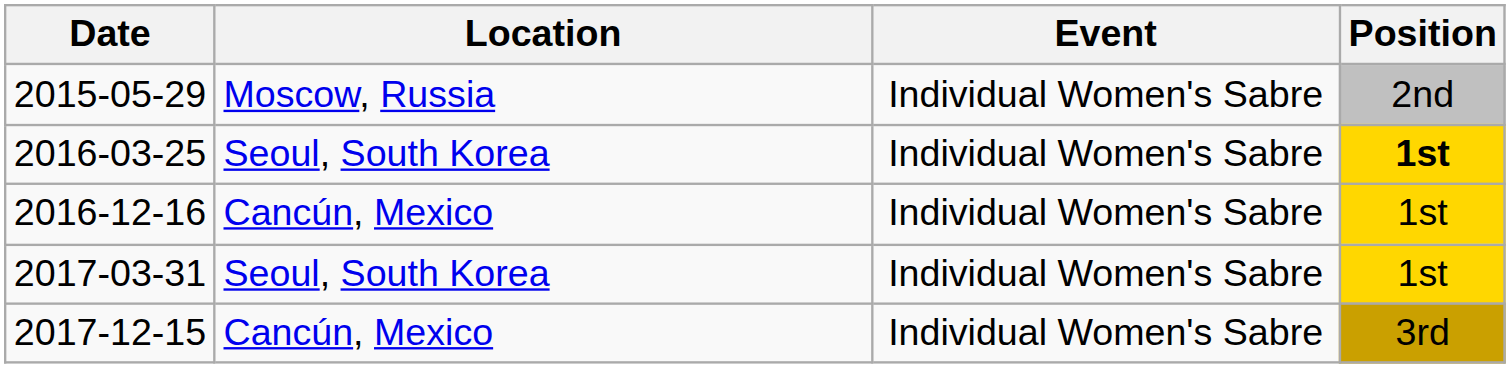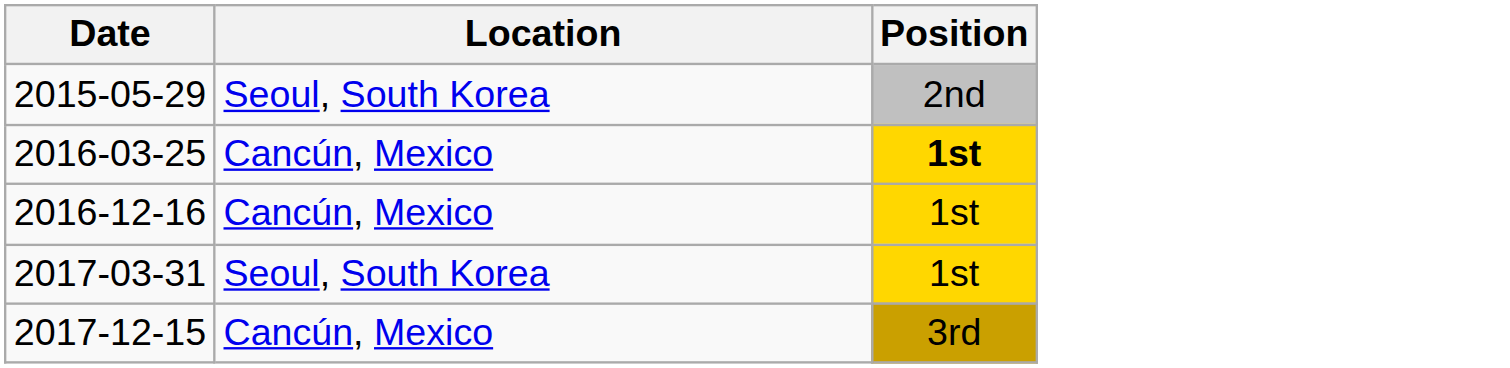- column: (1106, 34)
(359, 93) Moscow, Russia -> (387, 93) Seoul, South Korea
(387, 153) Seoul, South Korea -> (358, 153) Cancún, Mexico
